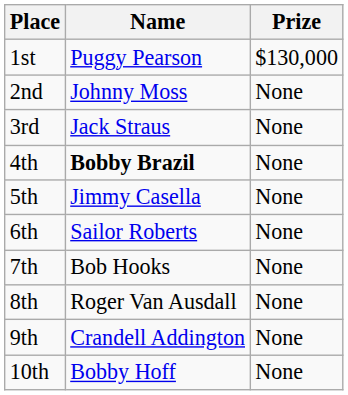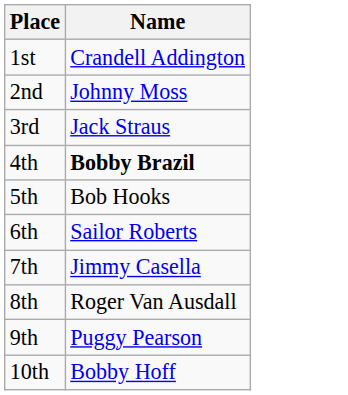- column: (297, 22)
(136, 57) Puggy Pearson -> (158, 57) Crandell Addington
(136, 197) Jimmy Casella -> (120, 197) Bob Hooks
(120, 267) Bob Hooks -> (136, 267) Jimmy Casella
(158, 337) Crandell Addington -> (136, 337) Puggy Pearson
